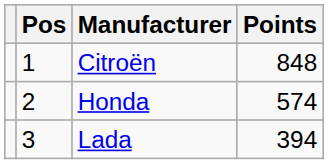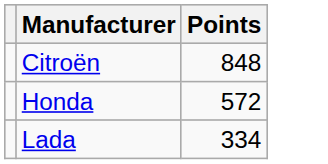- column: (44, 24)
(297, 101) 574 -> (241, 101) 572
(297, 140) 394 -> (241, 140) 334
